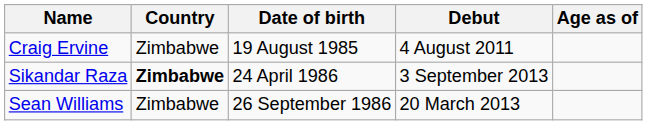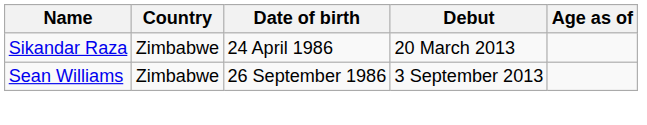- row: (58, 47)
(180, 76) bold -> (177, 47) normal
(474, 76) 3 September 2013 -> (455, 47) 20 March 2013
(460, 104) 20 March 2013 -> (469, 76) 3 September 2013
